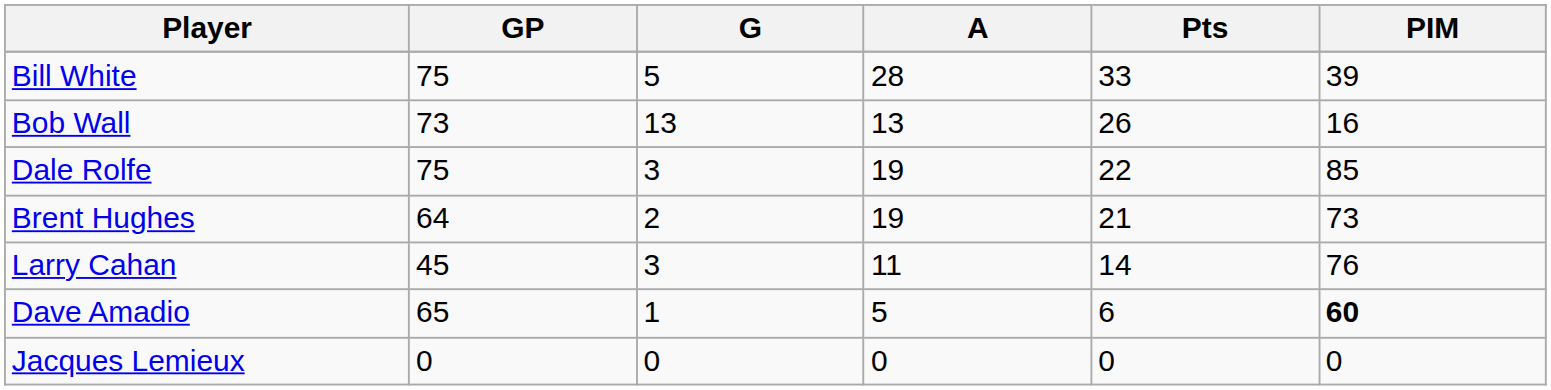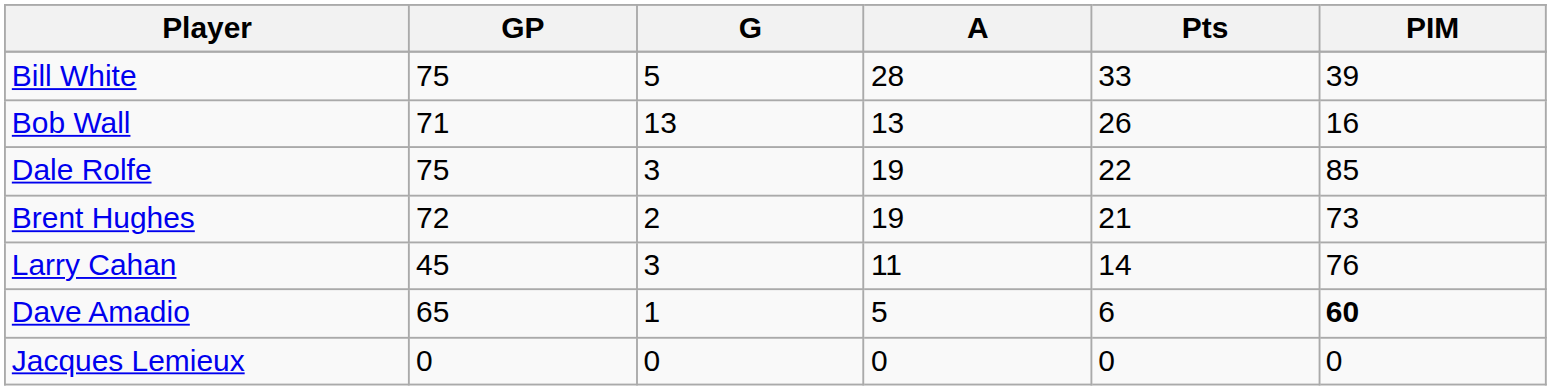(433, 123) 73 -> (433, 123) 71
(433, 218) 64 -> (433, 218) 72
